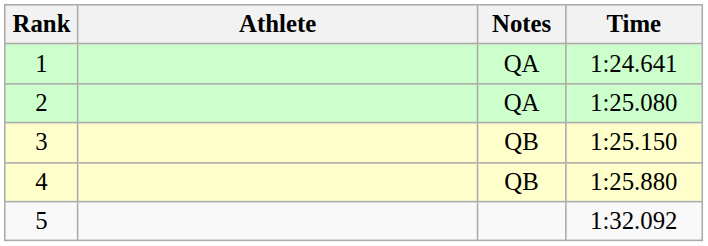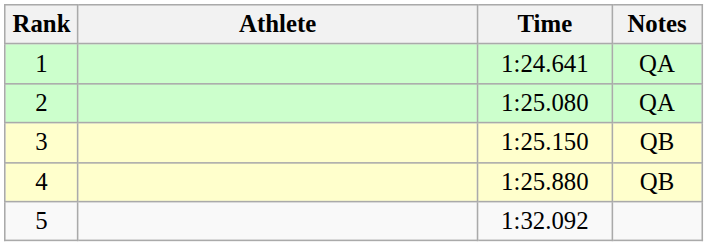columns swapped: (634, 24) <-> (522, 24)
